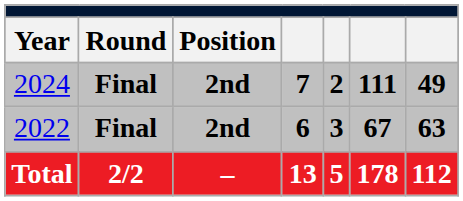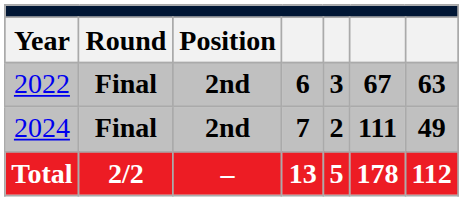rows swapped: (42, 128) <-> (42, 84)
